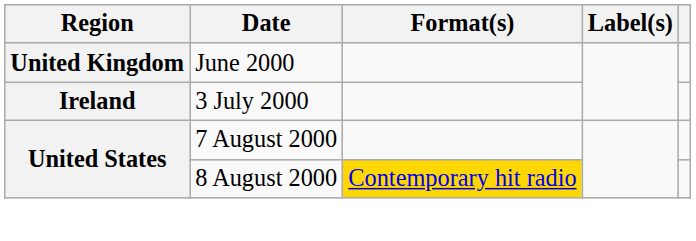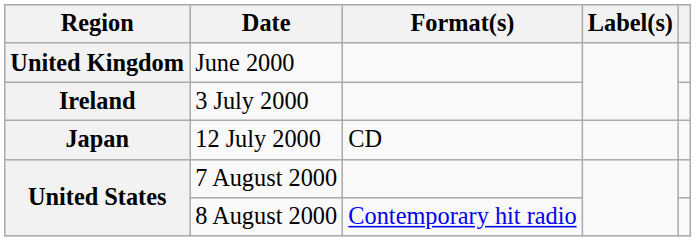+ row: (258, 139)
(462, 178) gold background -> (462, 216) no background
